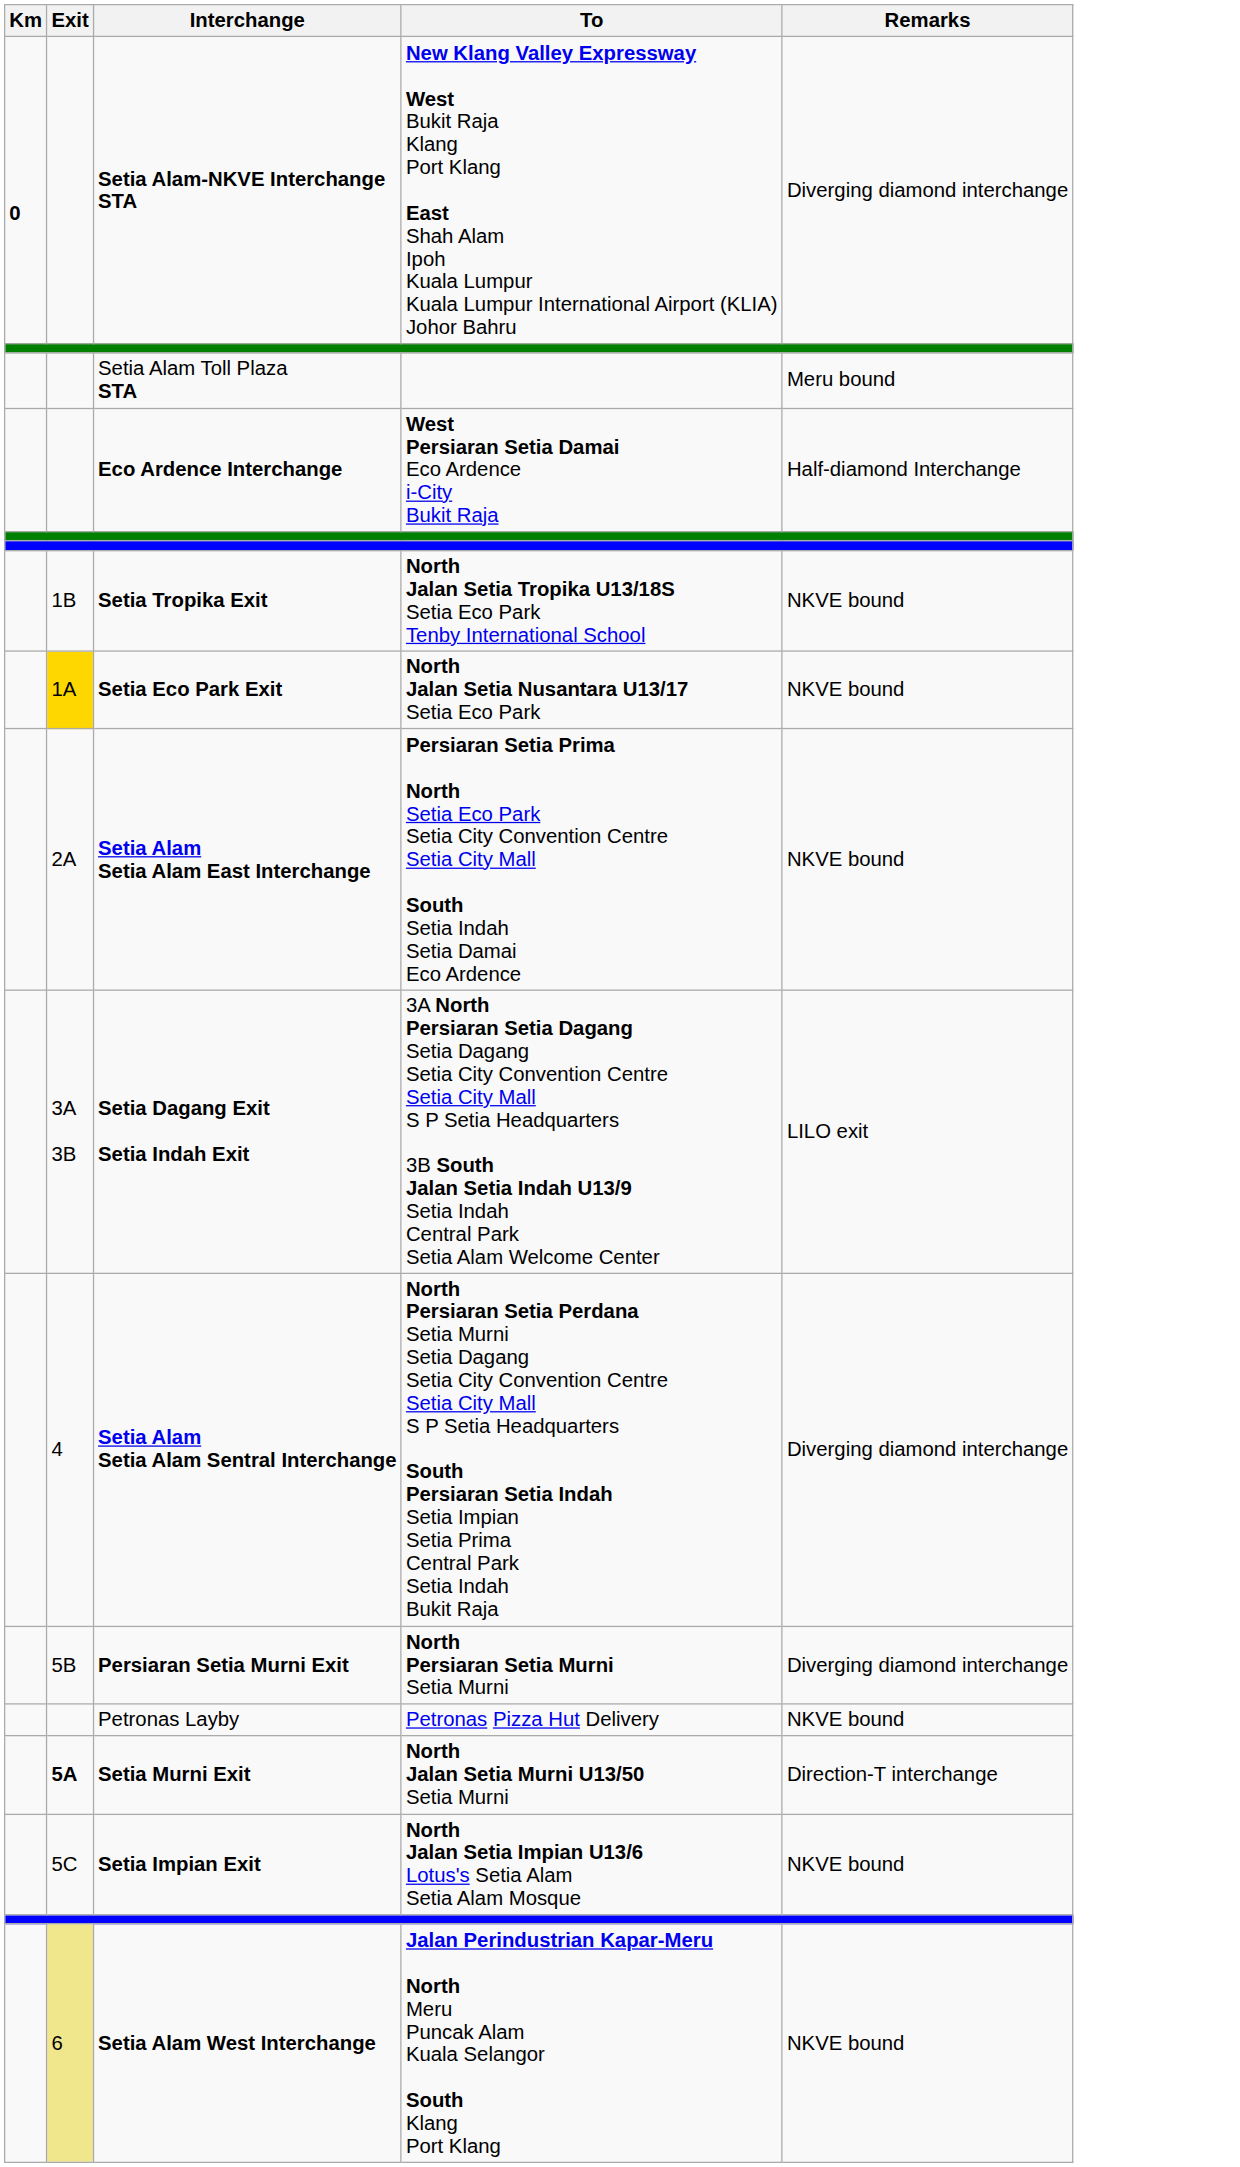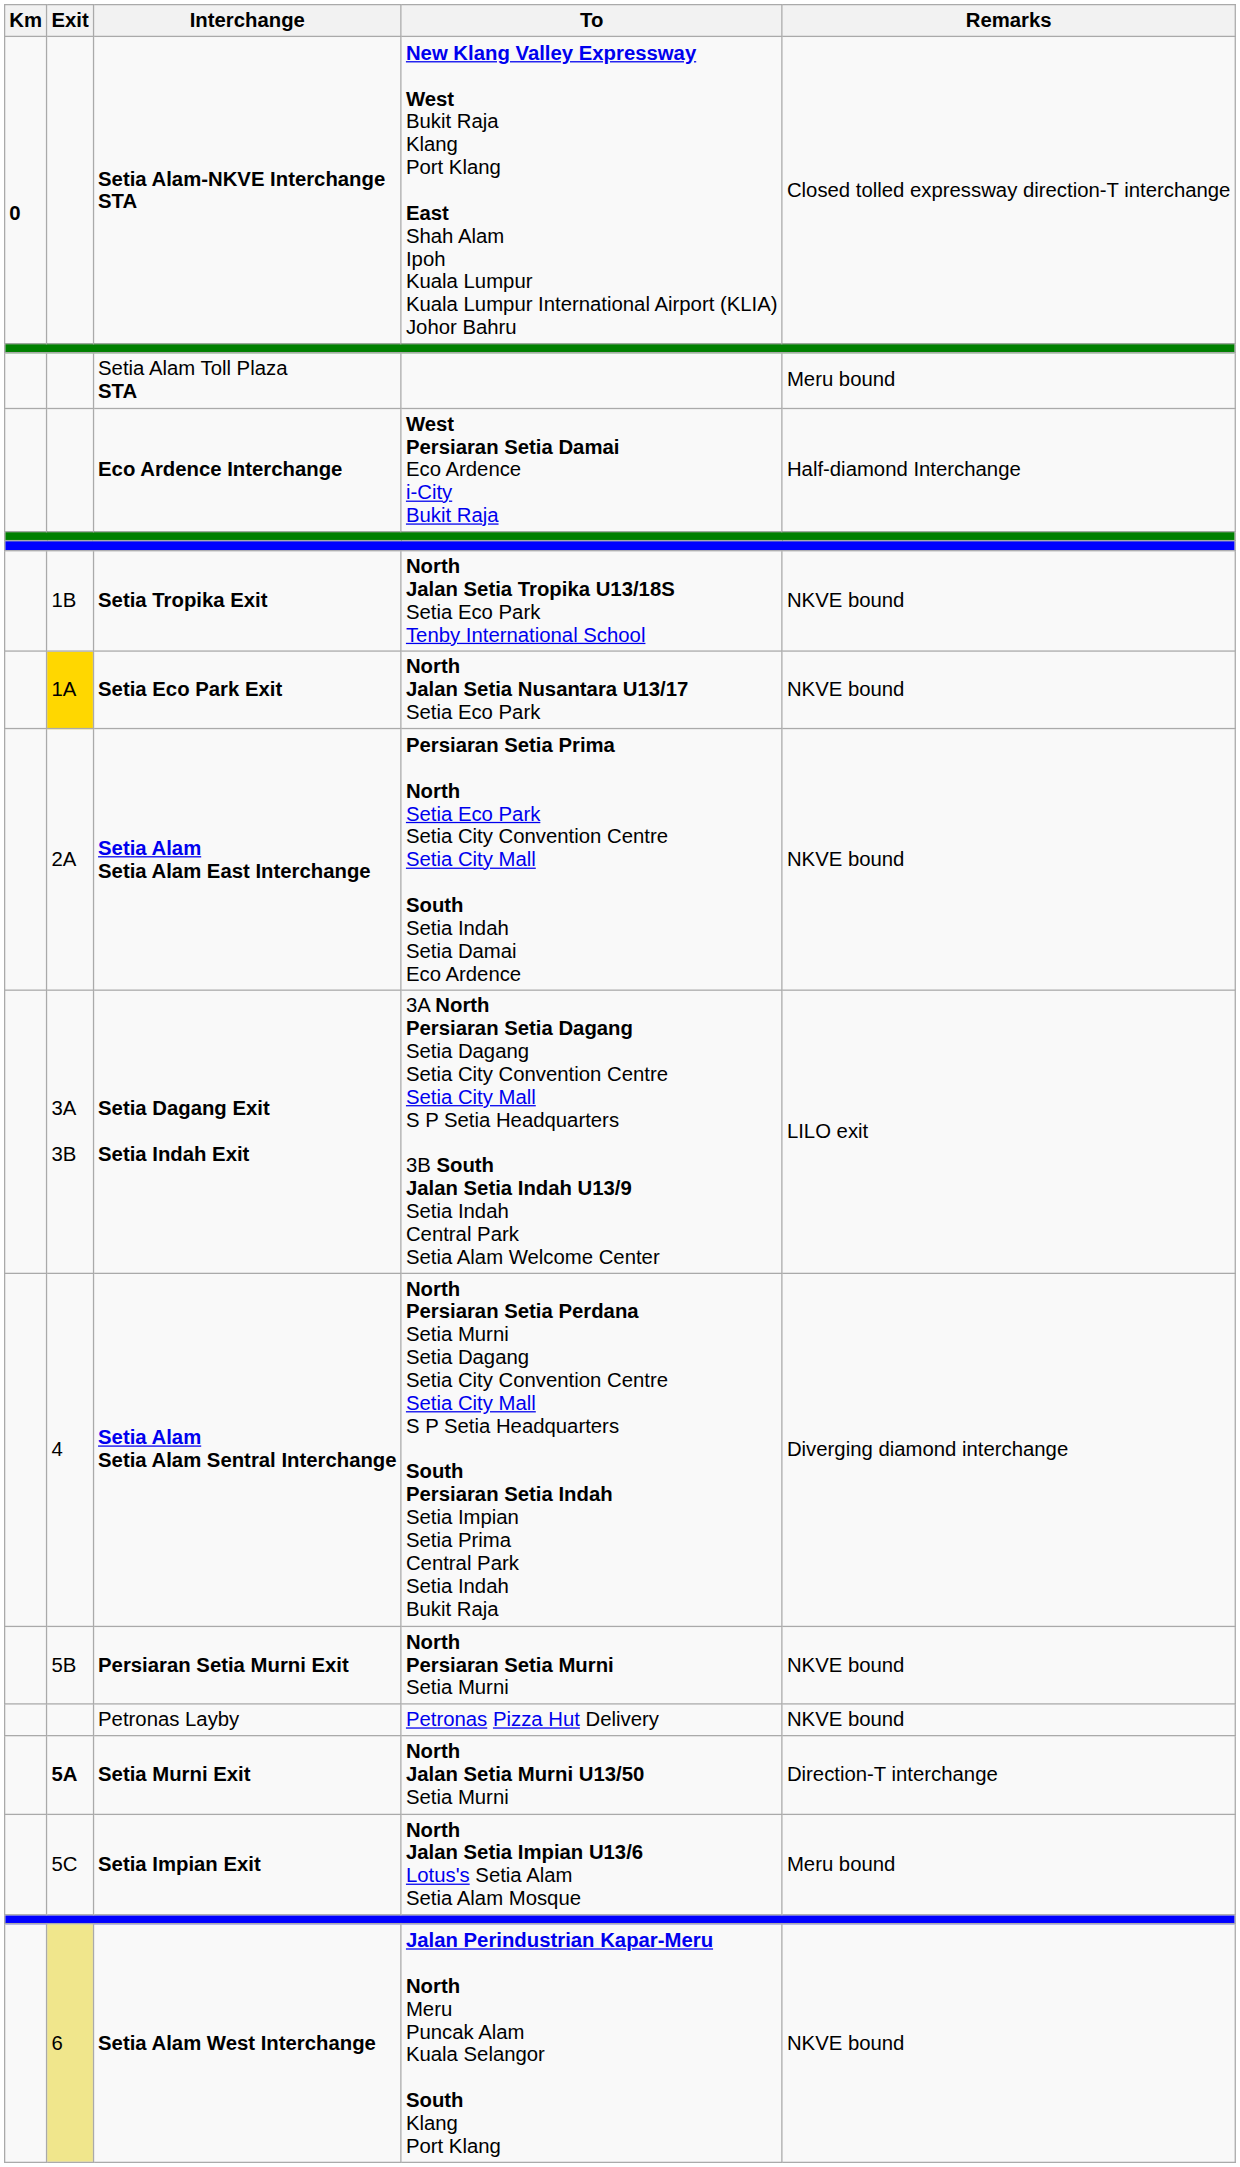(928, 189) Diverging diamond interchange -> (1009, 189) Closed tolled expressway direction-T interchange
(928, 1664) Diverging diamond interchange -> (846, 1664) NKVE bound
(846, 1864) NKVE bound -> (841, 1864) Meru bound
